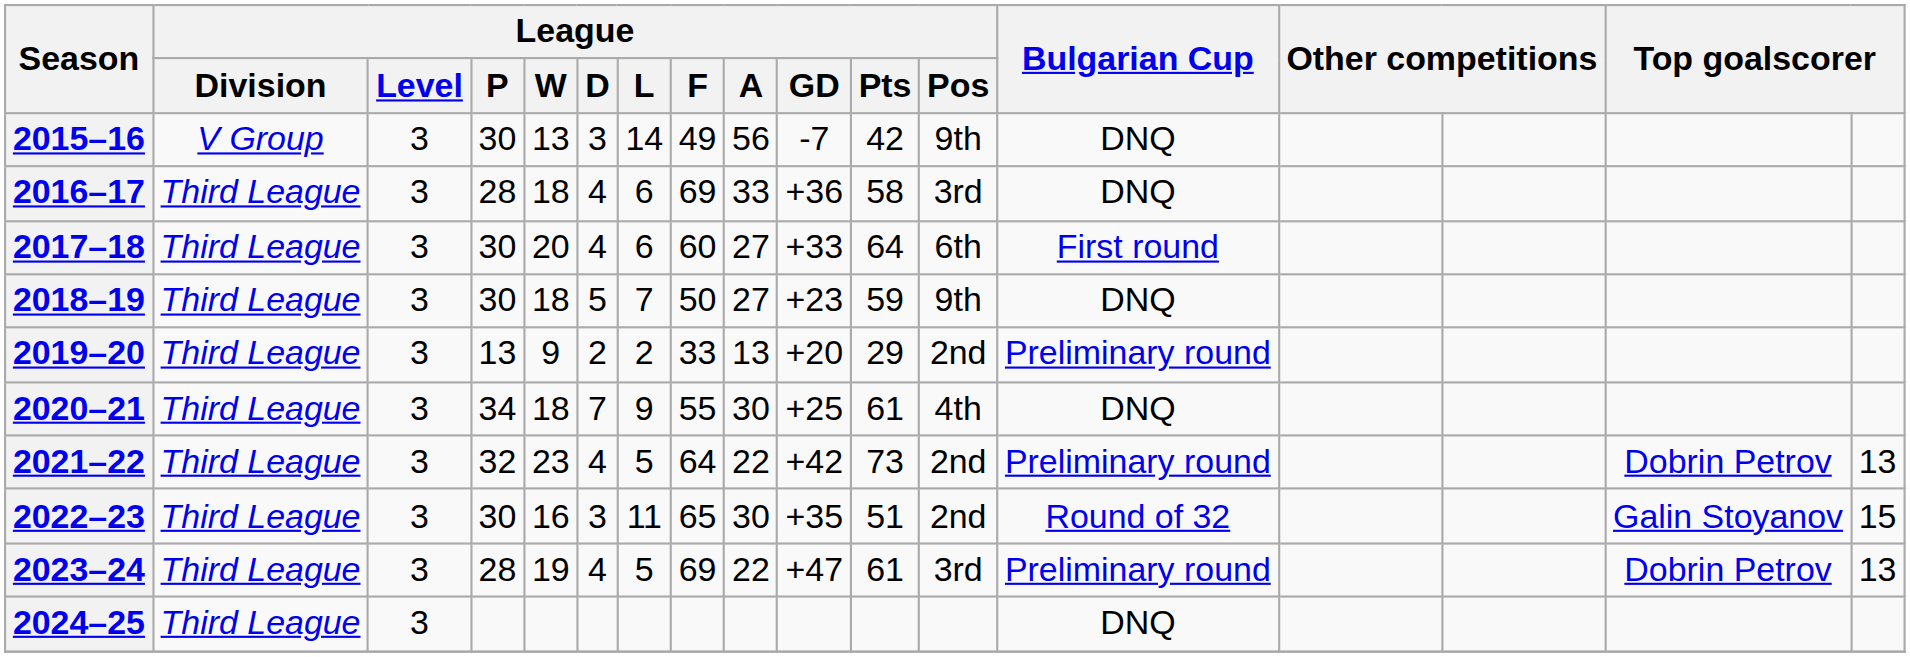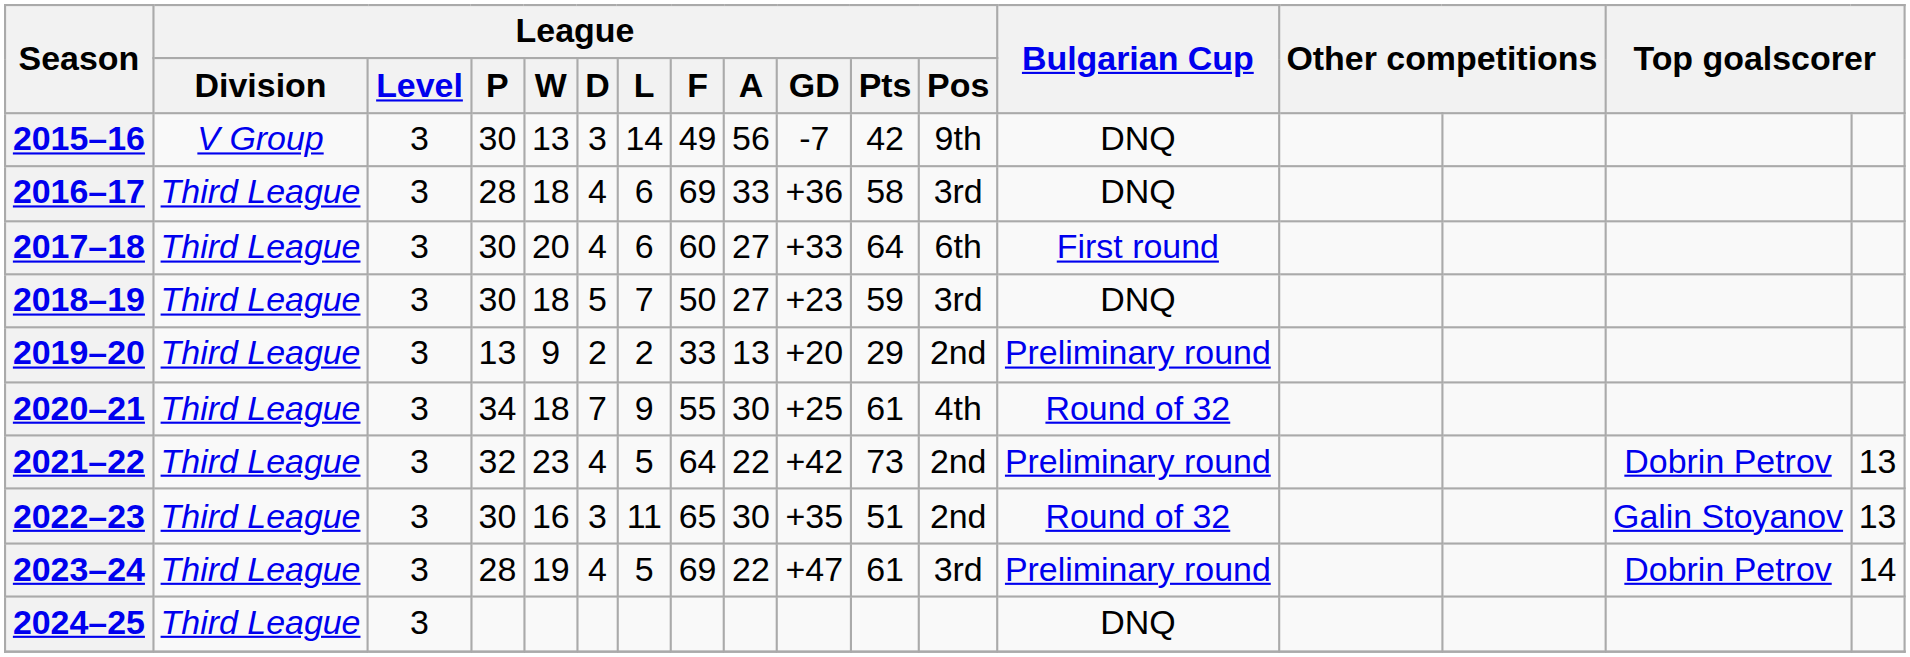(958, 300) 9th -> (958, 300) 3rd
(1138, 407) DNQ -> (1138, 407) Round of 32
(1878, 515) 15 -> (1878, 515) 13
(1878, 569) 13 -> (1878, 569) 14
